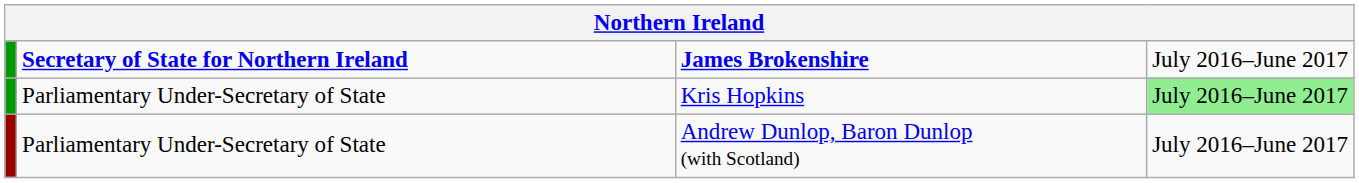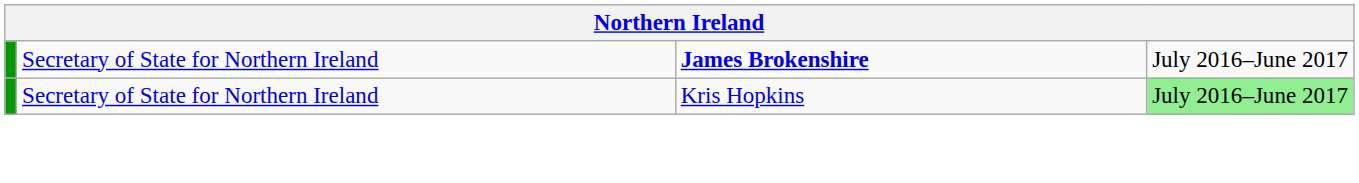(215, 59) bold -> (200, 59) normal
(204, 95) Parliamentary Under-Secretary of State -> (200, 95) Secretary of State for Northern Ireland
- row: (827, 145)
